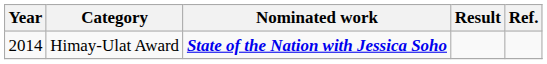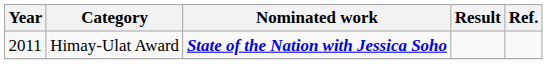(25, 44) 2014 -> (25, 44) 2011
